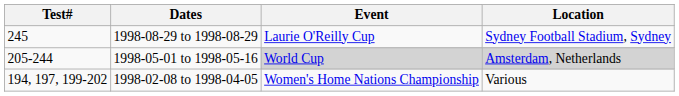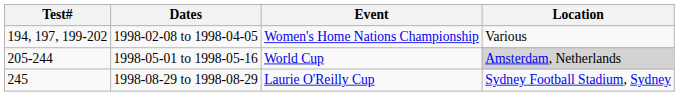rows swapped: (186, 79) <-> (186, 36)
(294, 58) lightgrey background -> (294, 58) no background
